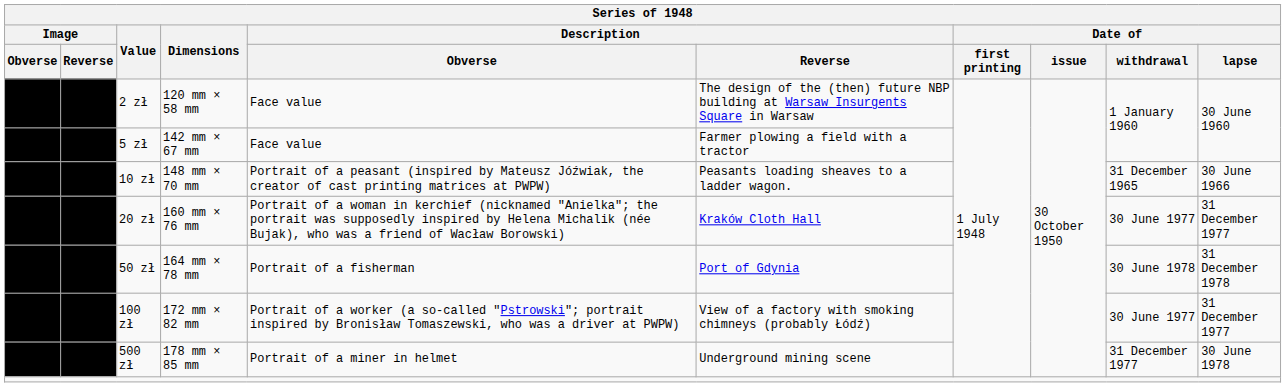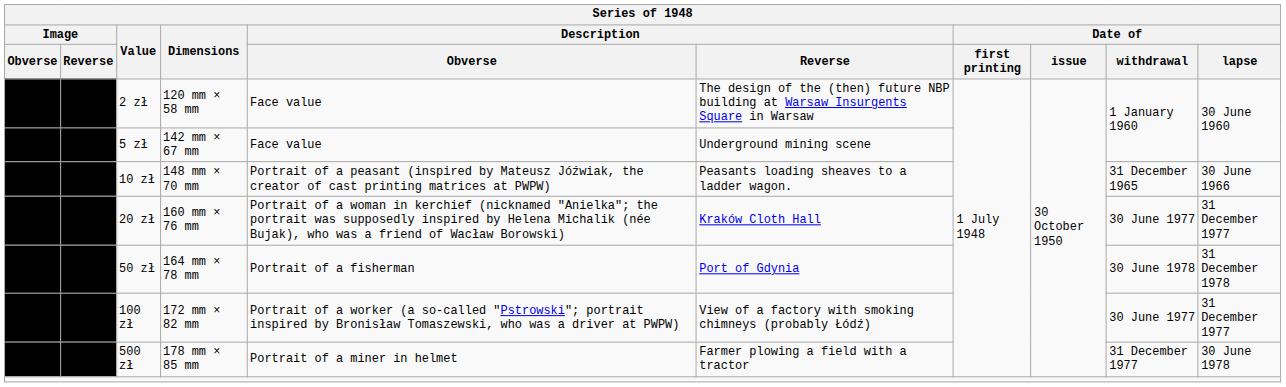(803, 144) Farmer plowing a field with a tractor -> (785, 144) Underground mining scene
(785, 359) Underground mining scene -> (803, 359) Farmer plowing a field with a tractor
